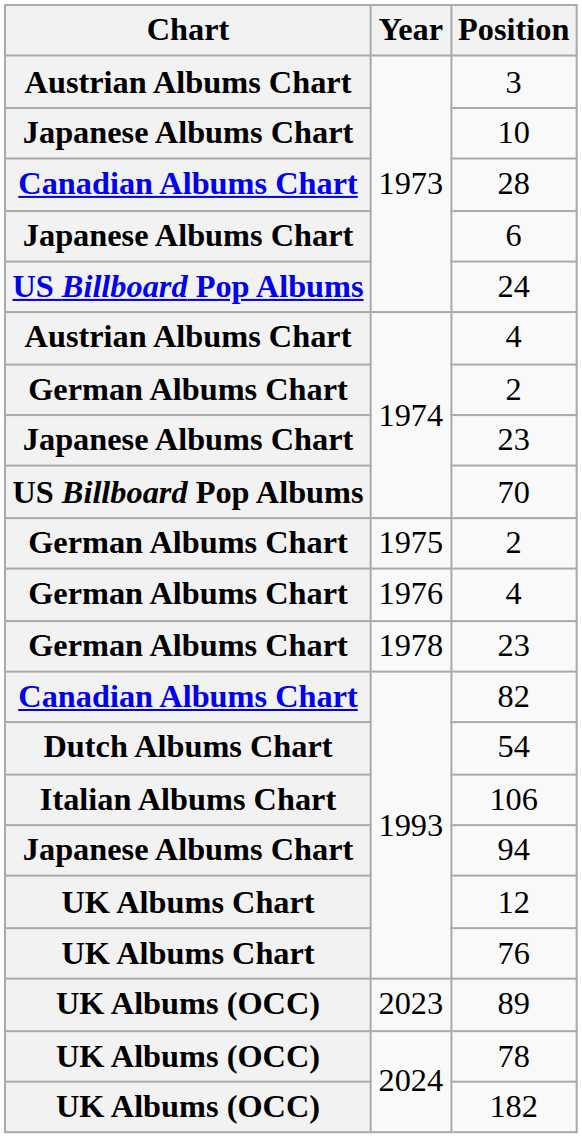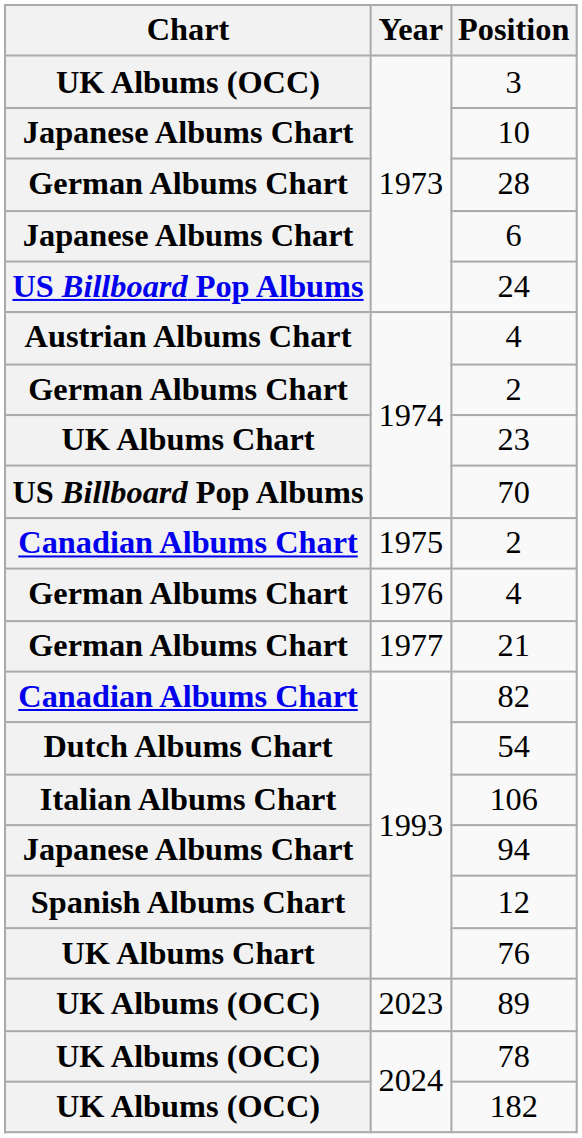(188, 81) Austrian Albums Chart -> (188, 81) UK Albums (OCC)
(188, 183) Canadian Albums Chart -> (188, 183) German Albums Chart
(188, 440) Japanese Albums Chart -> (188, 440) UK Albums Chart
(188, 542) German Albums Chart -> (188, 542) Canadian Albums Chart
+ row: (411, 645)
- row: (411, 645)
(188, 901) UK Albums Chart -> (188, 901) Spanish Albums Chart
